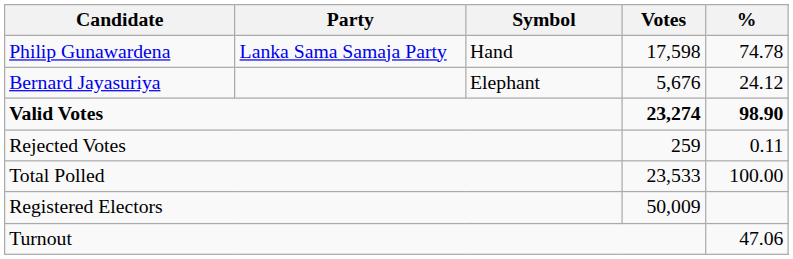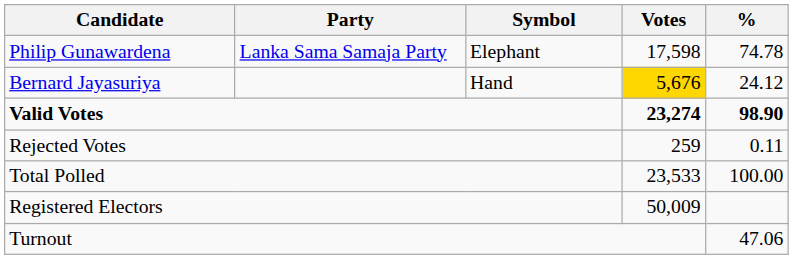(491, 51) Hand -> (505, 51) Elephant
(505, 82) Elephant -> (491, 82) Hand
(678, 82) no background -> (678, 82) gold background
